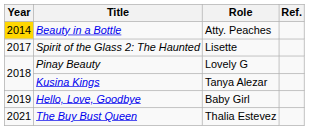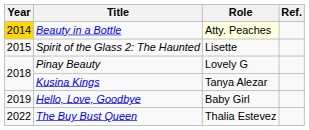(238, 30) no background -> (238, 30) lightyellow background
(19, 47) 2017 -> (19, 47) 2015
(19, 116) 2021 -> (19, 116) 2022
